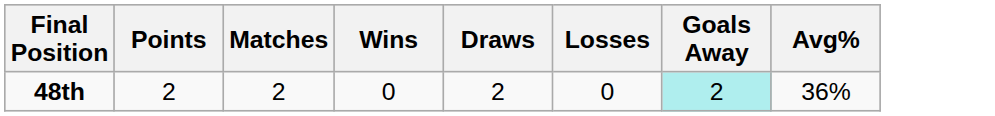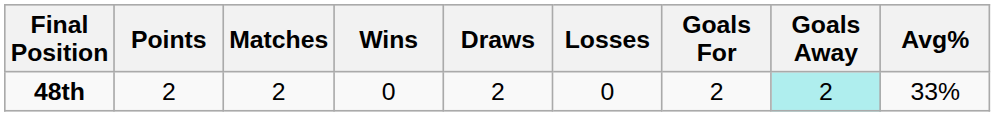+ column: (717, 38)
(826, 92) 36% -> (935, 92) 33%
